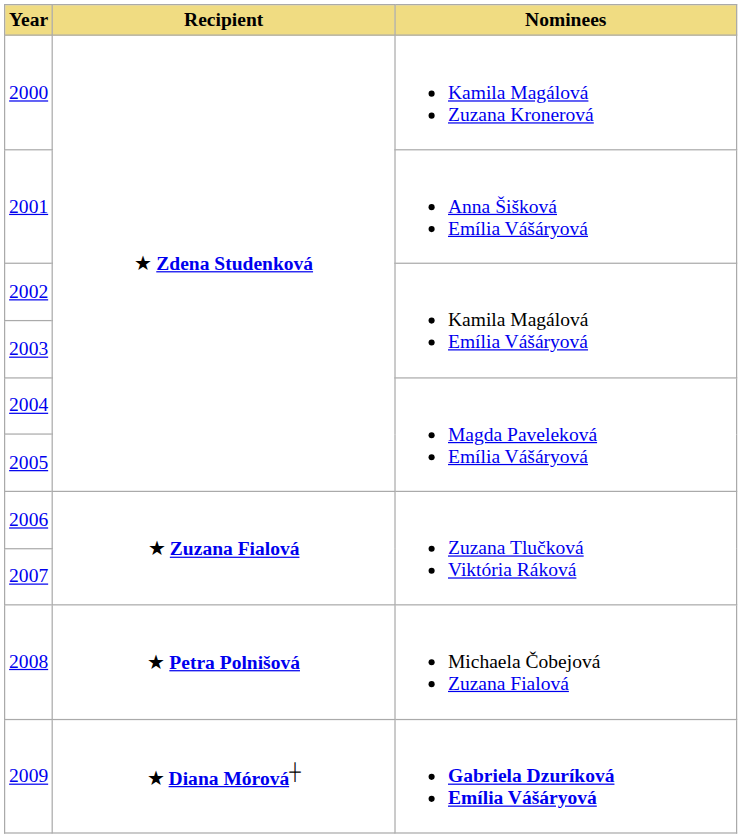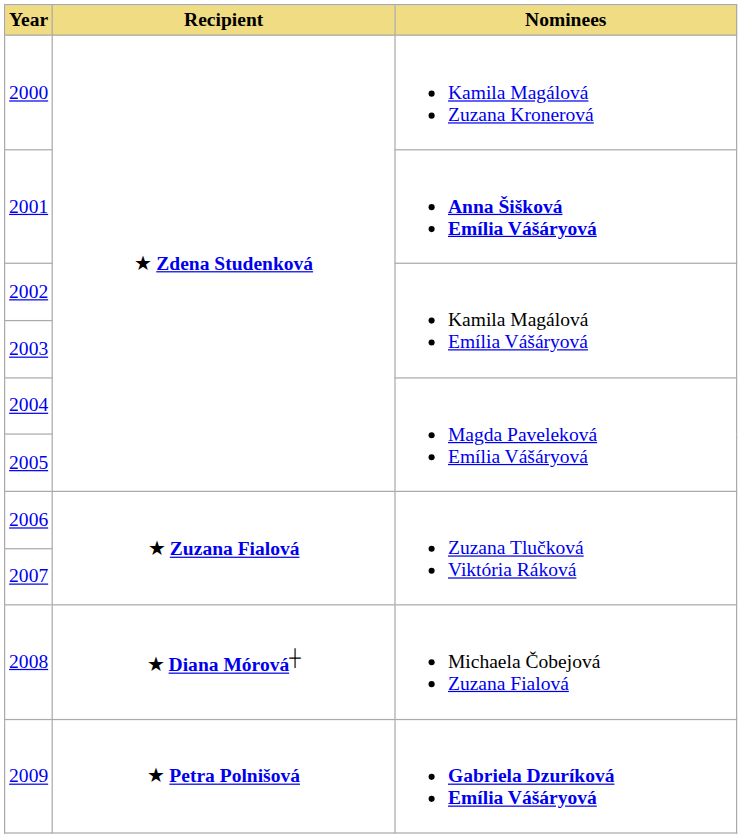(566, 217) normal -> (566, 217) bold
(224, 662) ★ Petra Polnišová -> (224, 661) ★ Diana Mórová┼
(224, 775) ★ Diana Mórová┼ -> (224, 776) ★ Petra Polnišová
